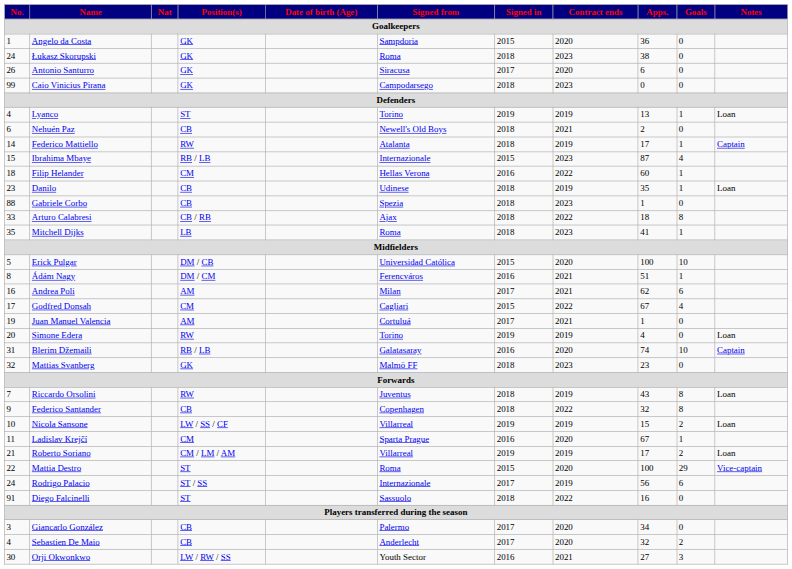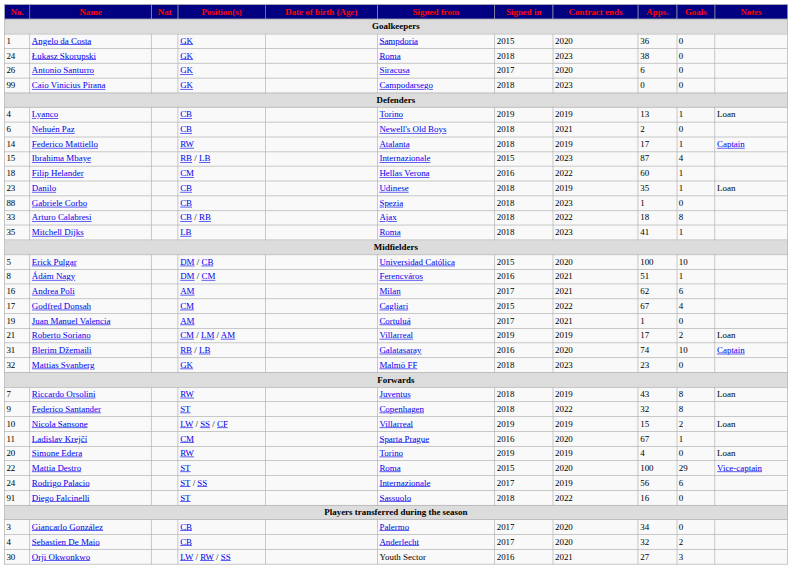(185, 115) ST -> (186, 115) CB
rows swapped: (61, 454) <-> (57, 336)
(186, 409) CB -> (185, 409) ST
